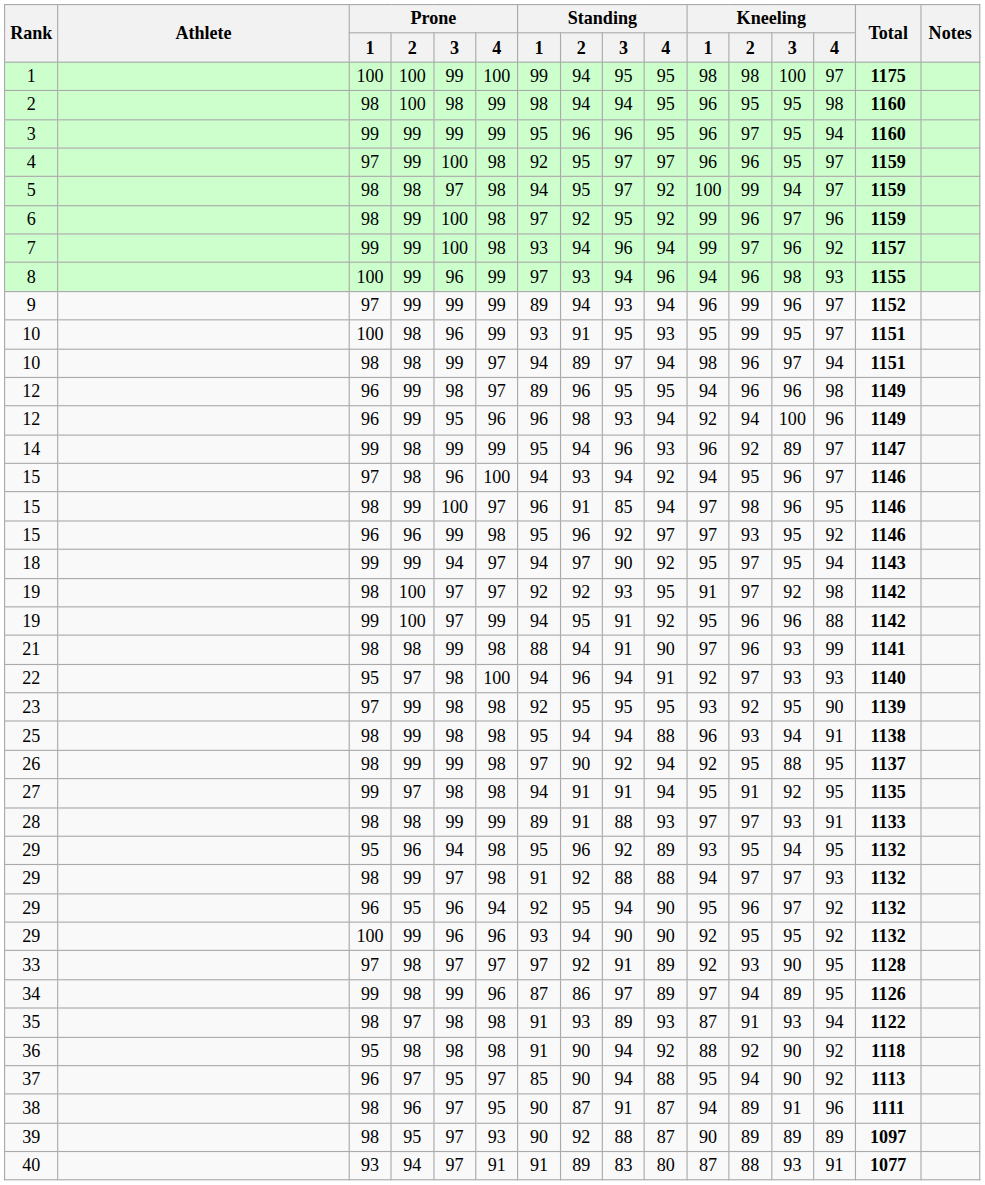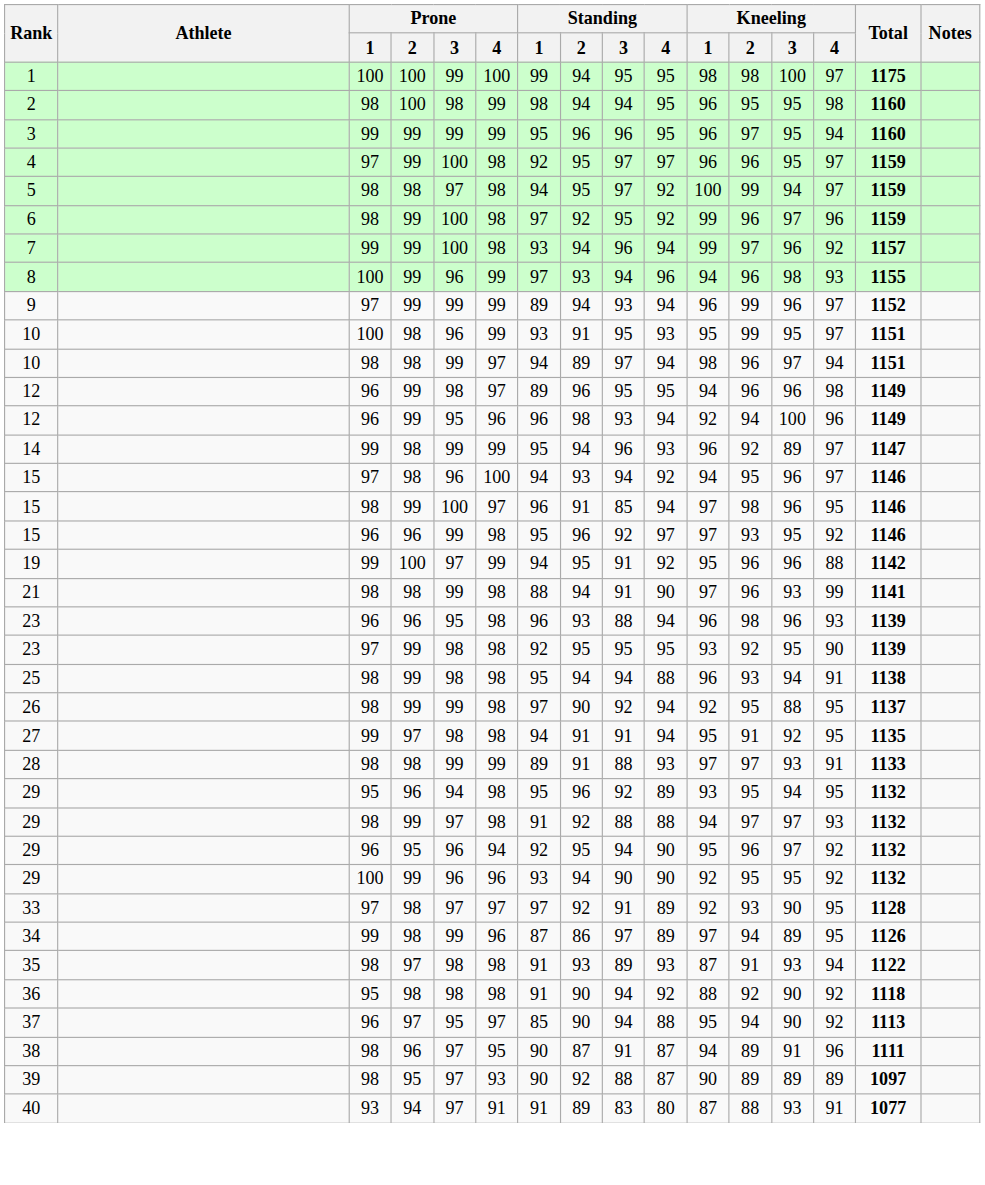- row: (31, 563)
- row: (31, 592)
- row: (31, 678)
+ row: (31, 620)
